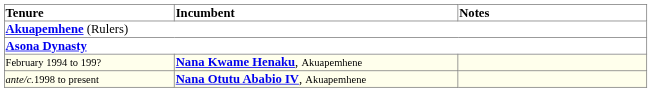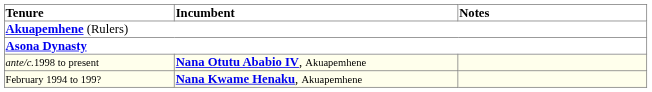rows swapped: (53, 63) <-> (52, 79)
